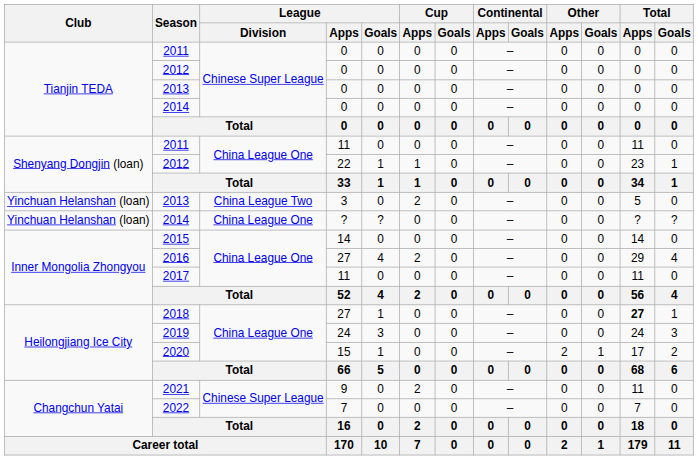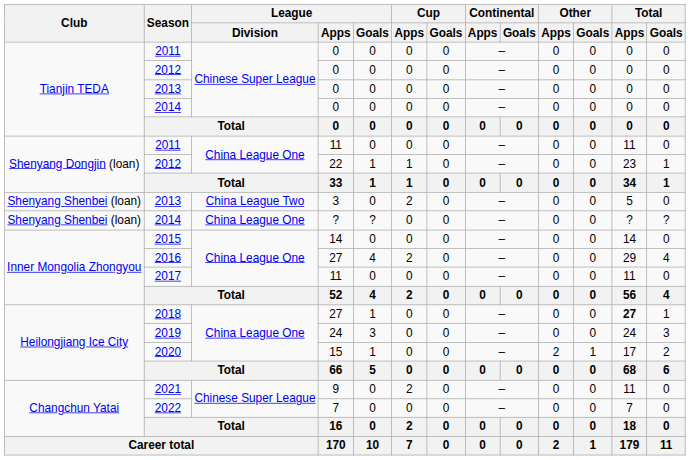(78, 201) Yinchuan Helanshan (loan) -> (74, 201) Shenyang Shenbei (loan)
(78, 220) Yinchuan Helanshan (loan) -> (74, 220) Shenyang Shenbei (loan)
